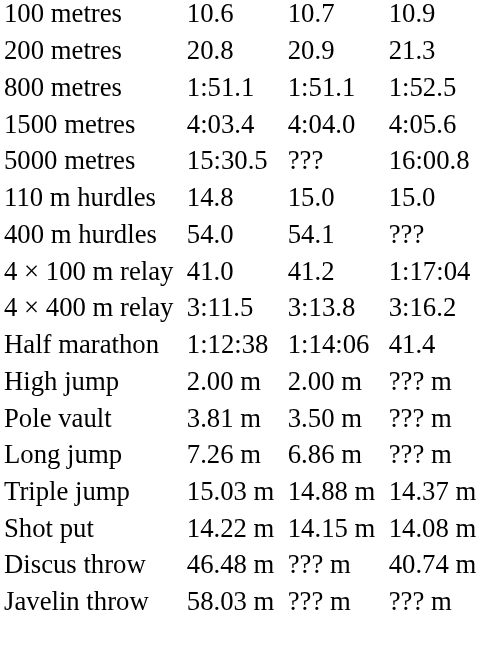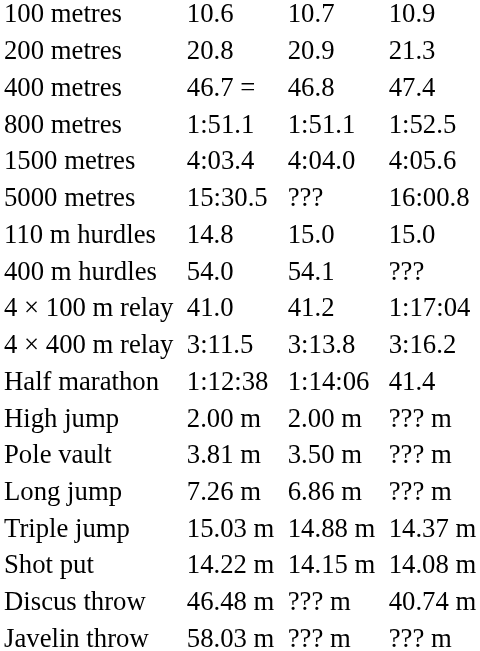+ row: (63, 87)
